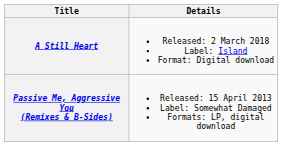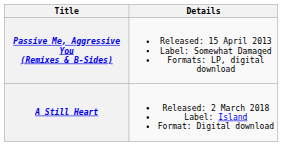rows swapped: (67, 108) <-> (67, 46)
